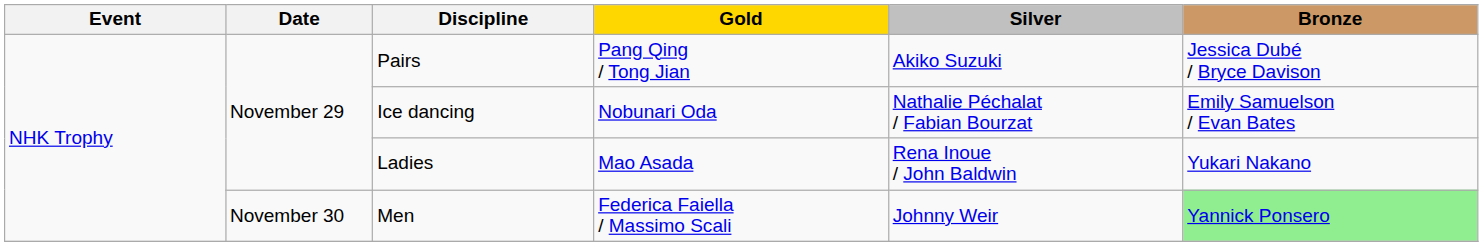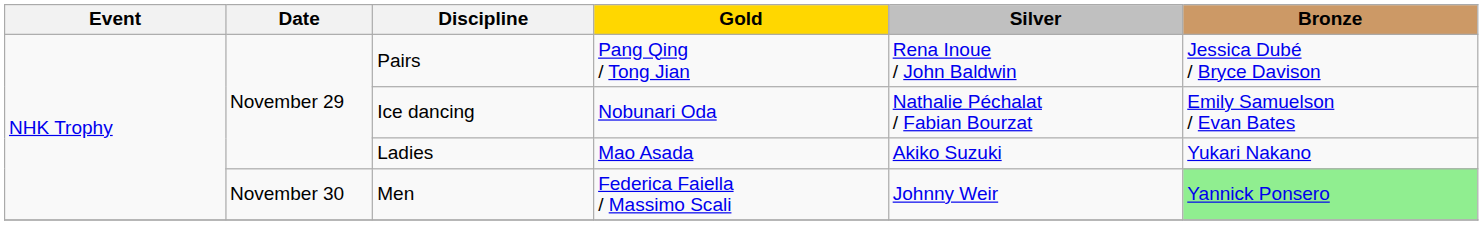(947, 60) Akiko Suzuki -> (955, 60) Rena Inoue / John Baldwin
(955, 163) Rena Inoue / John Baldwin -> (947, 153) Akiko Suzuki
